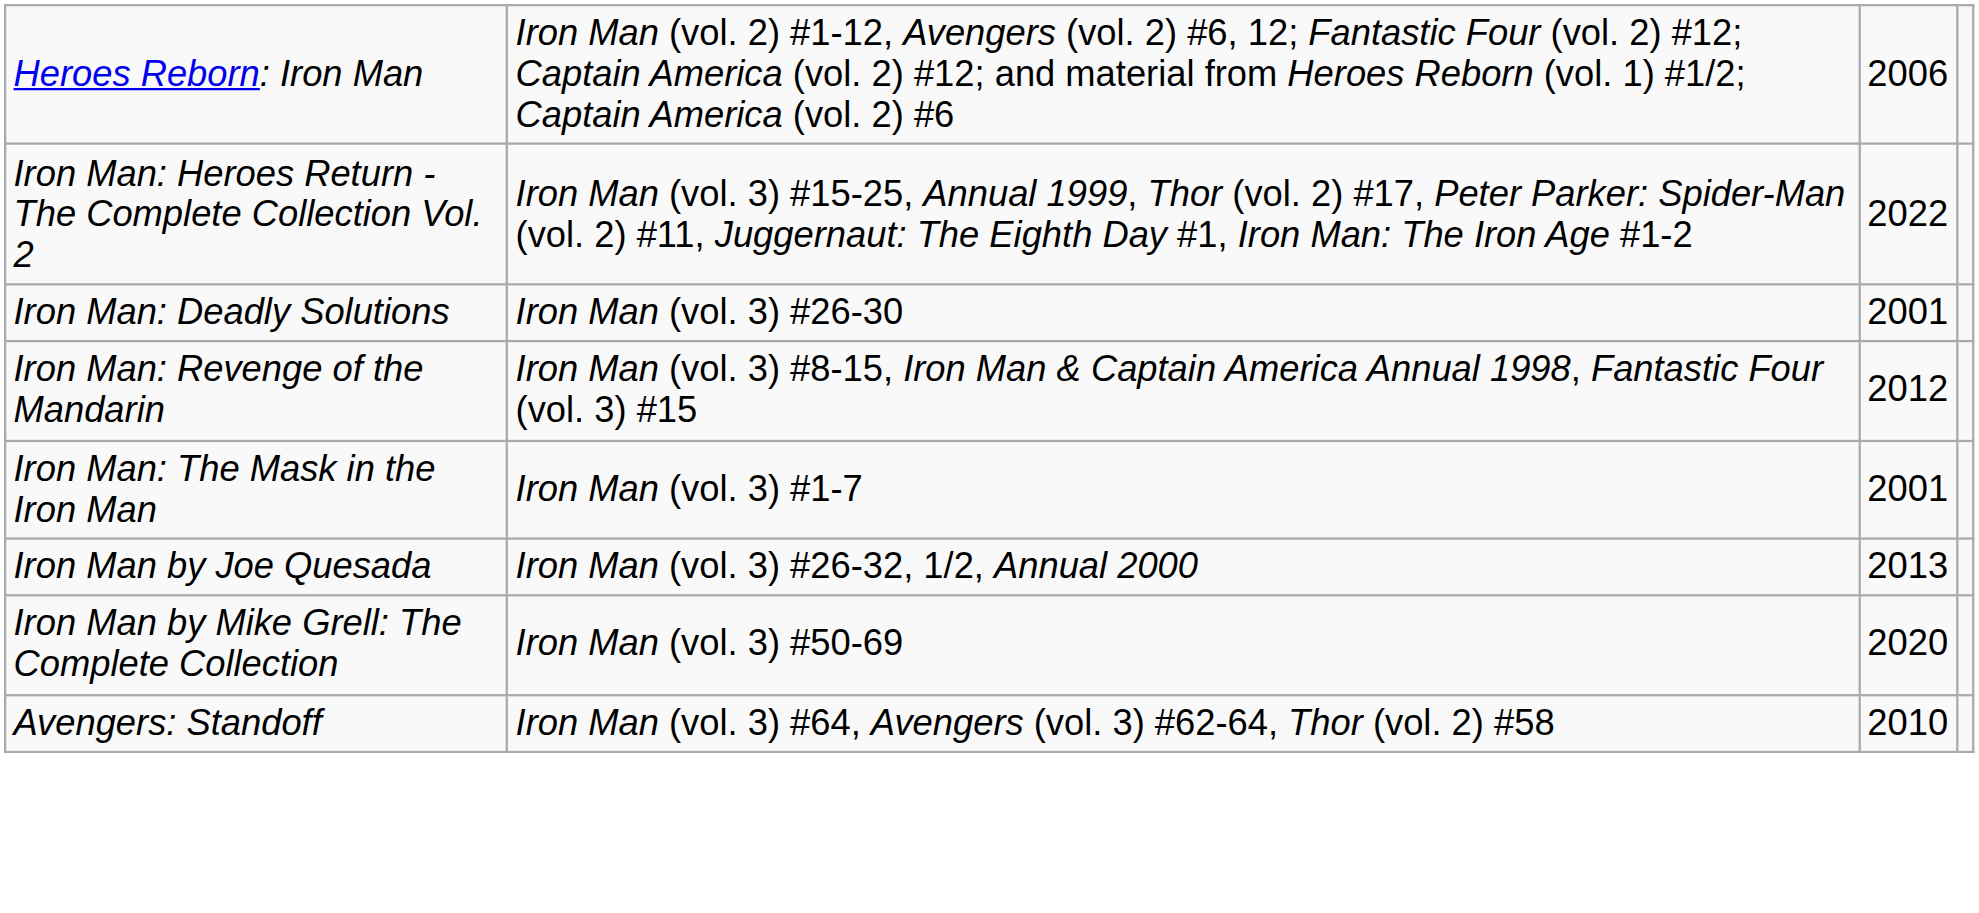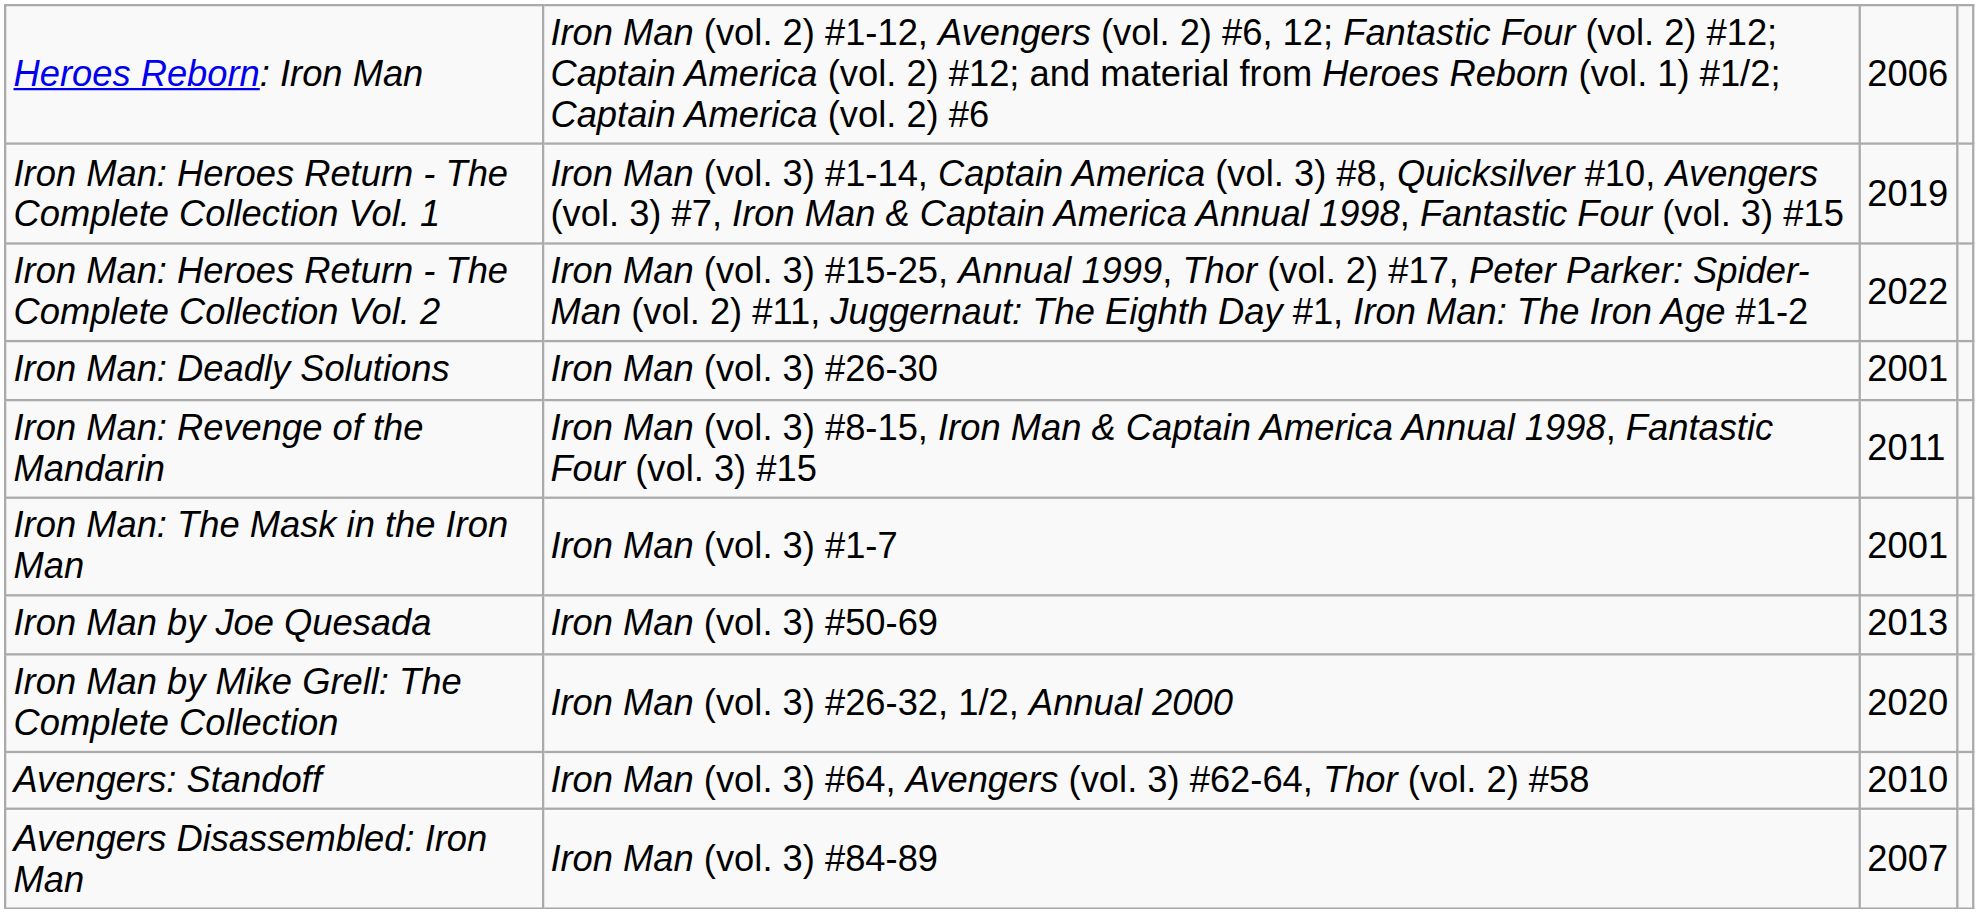+ row: (261, 193)
(1908, 389) 2012 -> (1906, 447) 2011
(857, 566) Iron Man (vol. 3) #26-32, 1/2, Annual 2000 -> (744, 624) Iron Man (vol. 3) #50-69
(709, 644) Iron Man (vol. 3) #50-69 -> (892, 702) Iron Man (vol. 3) #26-32, 1/2, Annual 2000
+ row: (250, 858)
